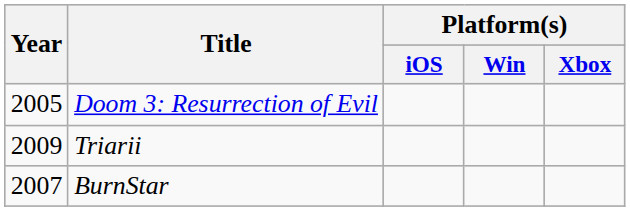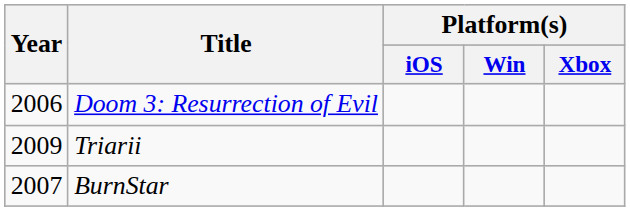(37, 104) 2005 -> (37, 104) 2006
